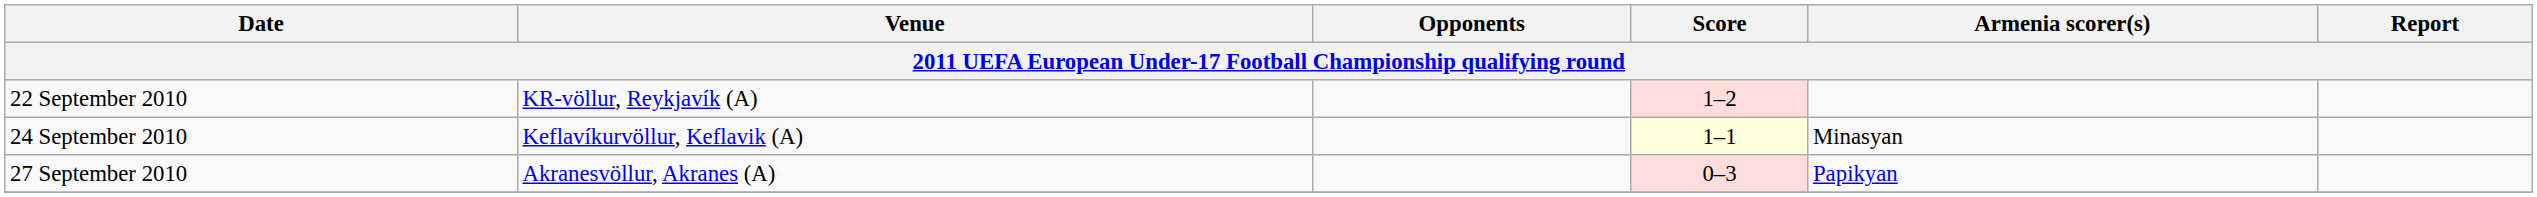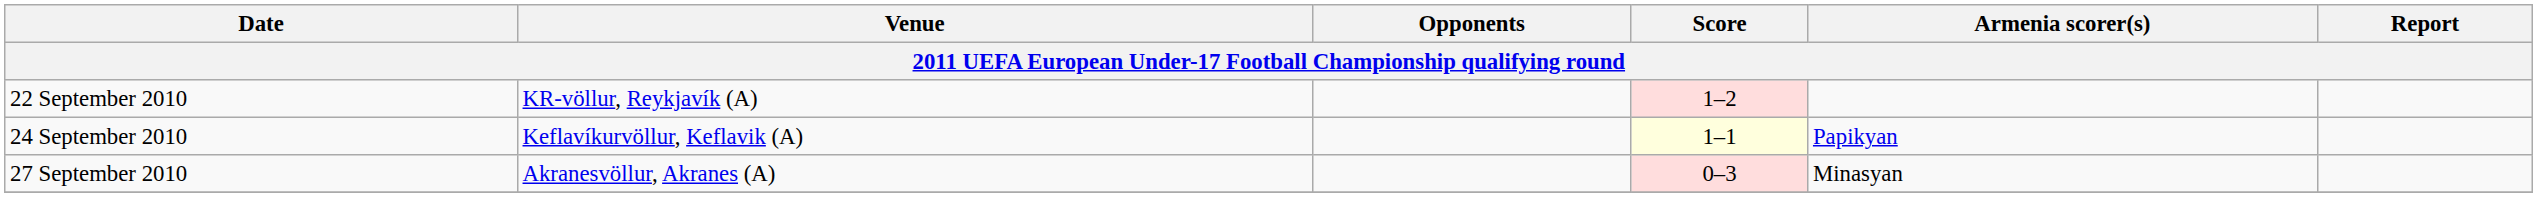(1858, 136) Minasyan -> (1855, 136) Papikyan
(1855, 173) Papikyan -> (1858, 173) Minasyan
